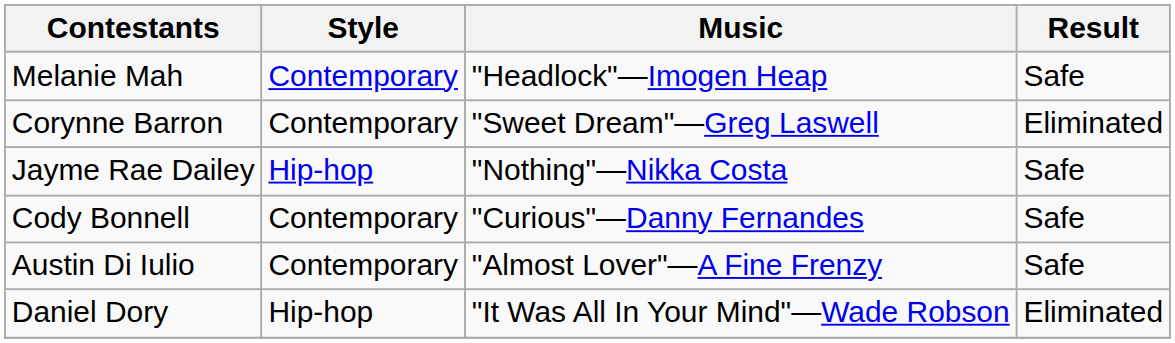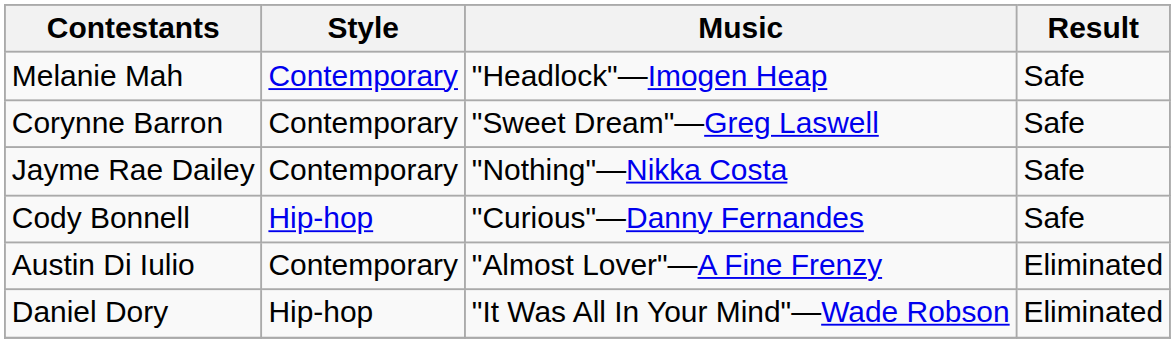(1093, 123) Eliminated -> (1054, 123) Safe
(321, 170) Hip-hop -> (363, 170) Contemporary
(363, 218) Contemporary -> (321, 218) Hip-hop
(1054, 265) Safe -> (1093, 265) Eliminated
